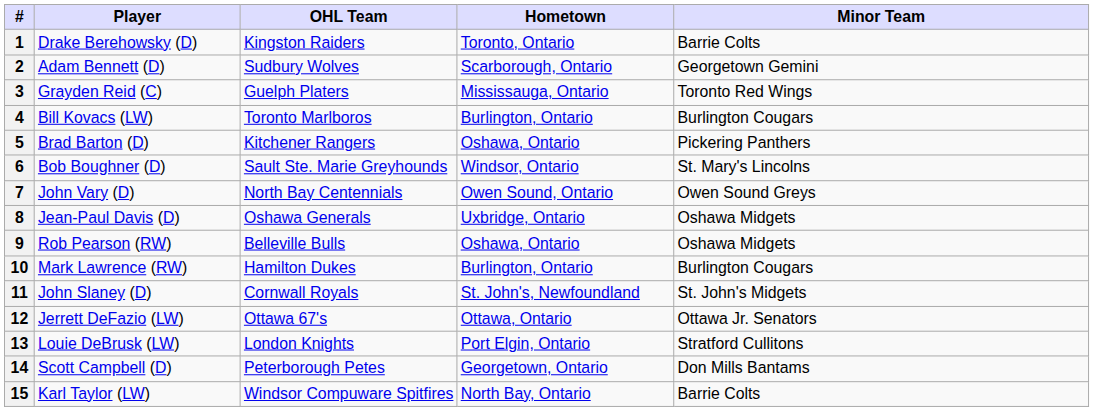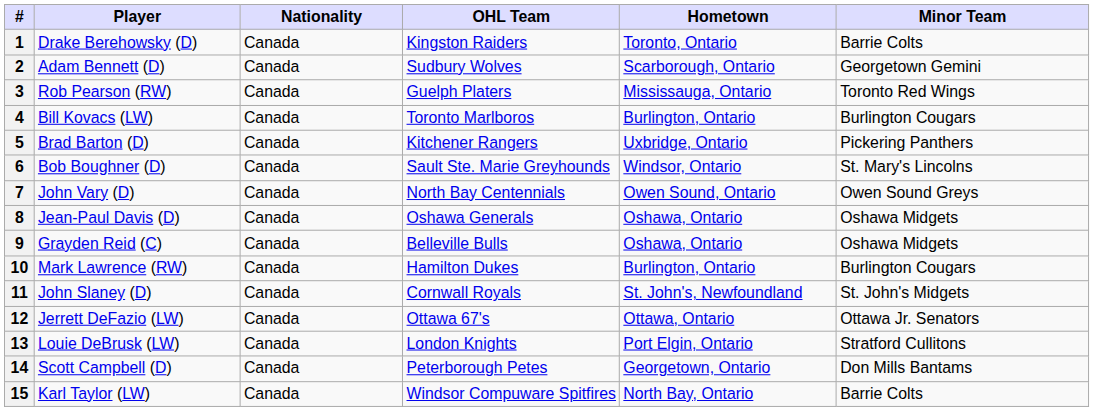+ column: (322, 17)
(100, 92) Grayden Reid (C) -> (105, 92) Rob Pearson (RW)
(520, 142) Oshawa, Ontario -> (685, 142) Uxbridge, Ontario
(523, 218) Uxbridge, Ontario -> (683, 218) Oshawa, Ontario
(105, 243) Rob Pearson (RW) -> (100, 243) Grayden Reid (C)
